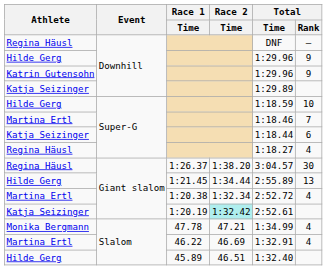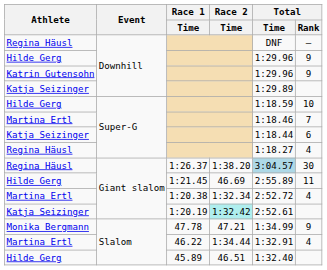(274, 165) no background -> (274, 165) lightblue background
(231, 180) 1:34.44 -> (231, 180) 46.69
(309, 180) 13 -> (309, 180) 11
(309, 226) 4 -> (309, 226) 9
(231, 242) 46.69 -> (231, 242) 1:34.44
